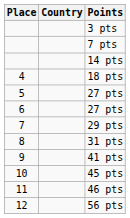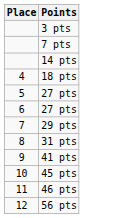- column: (62, 12)
